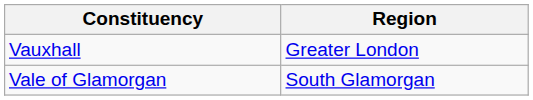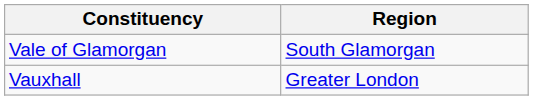rows swapped: (88, 79) <-> (45, 49)
